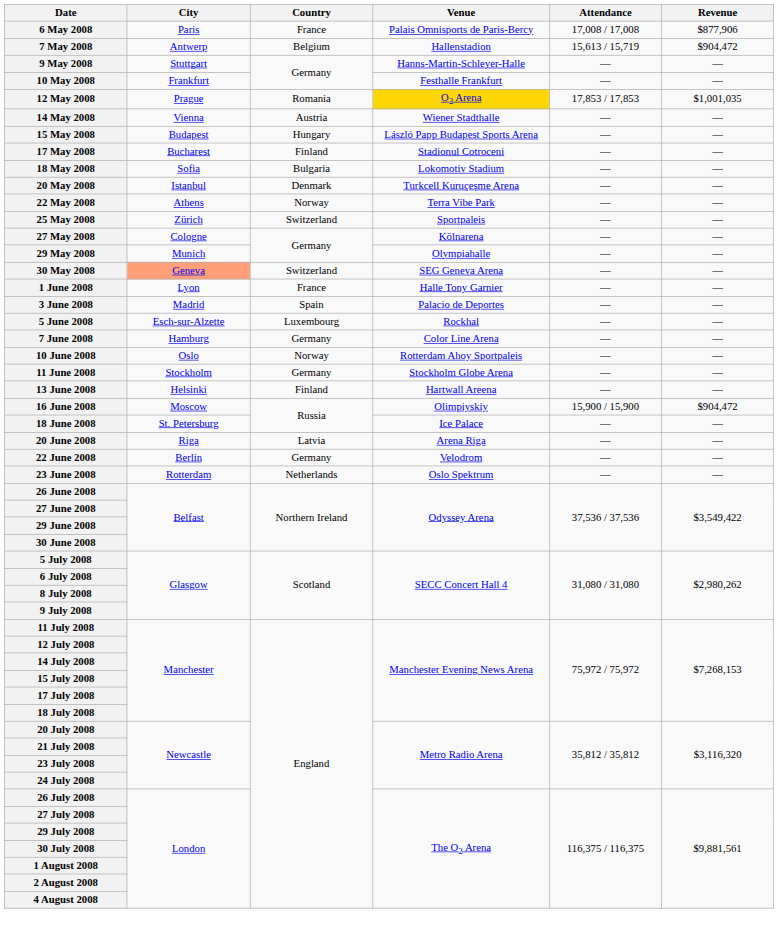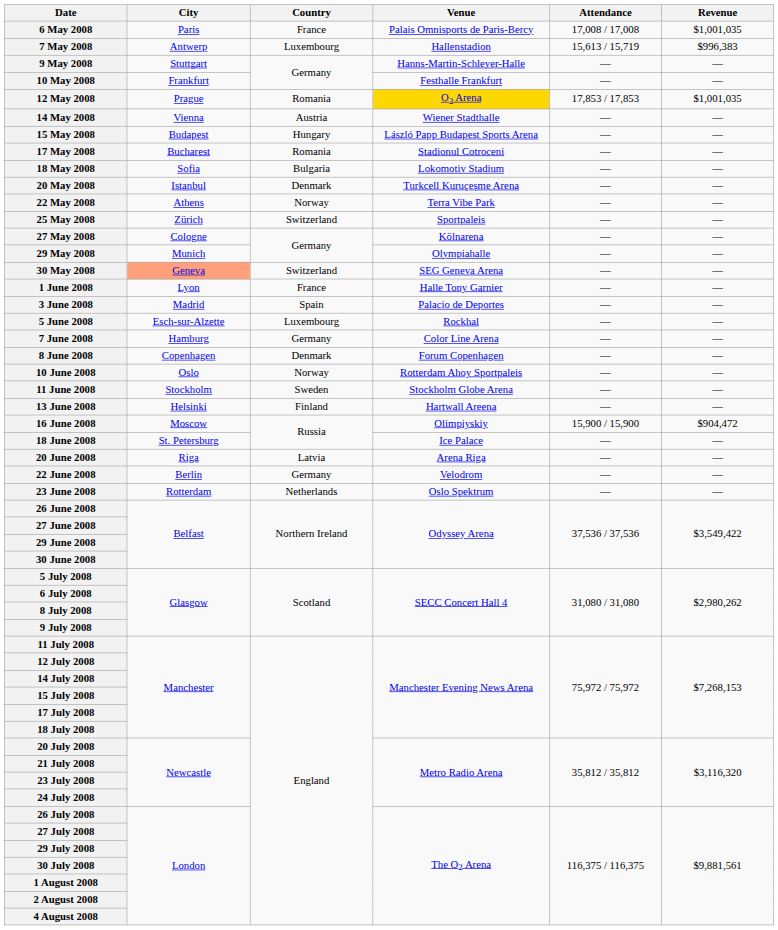(718, 30) $877,906 -> (718, 30) $1,001,035
(311, 47) Belgium -> (311, 47) Luxembourg
(718, 47) $904,472 -> (718, 47) $996,383
(311, 151) Finland -> (311, 151) Romania
+ row: (66, 355)
(311, 372) Germany -> (311, 389) Sweden
